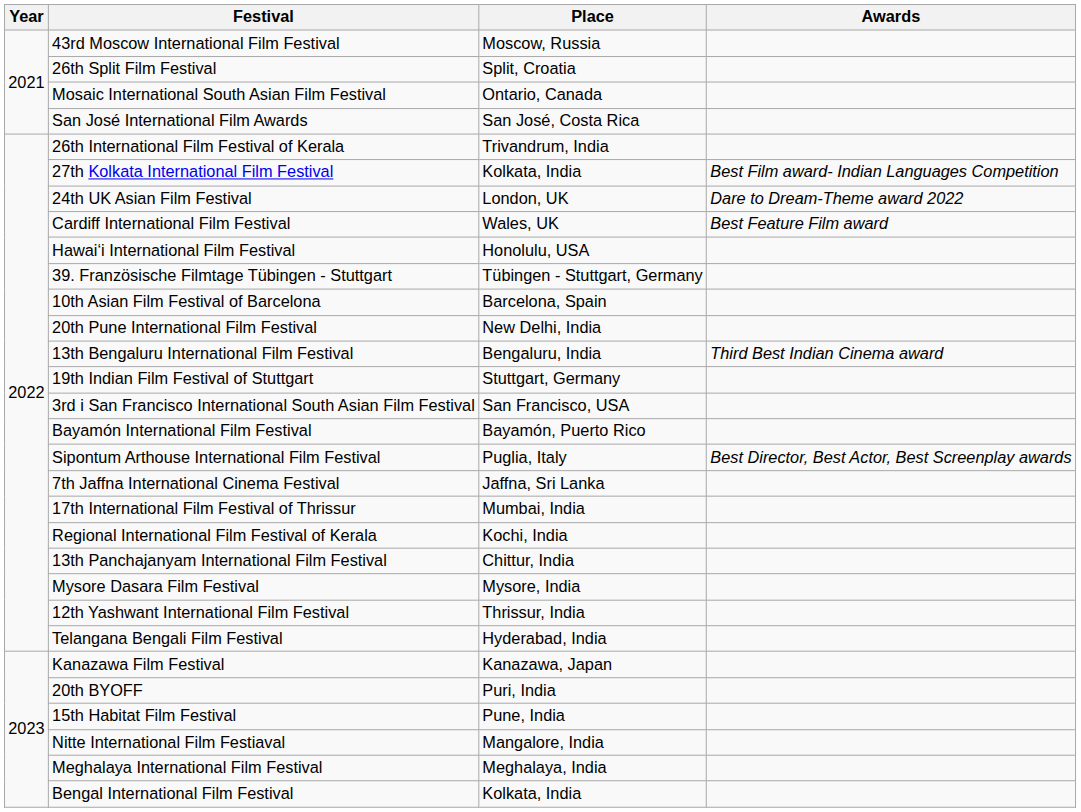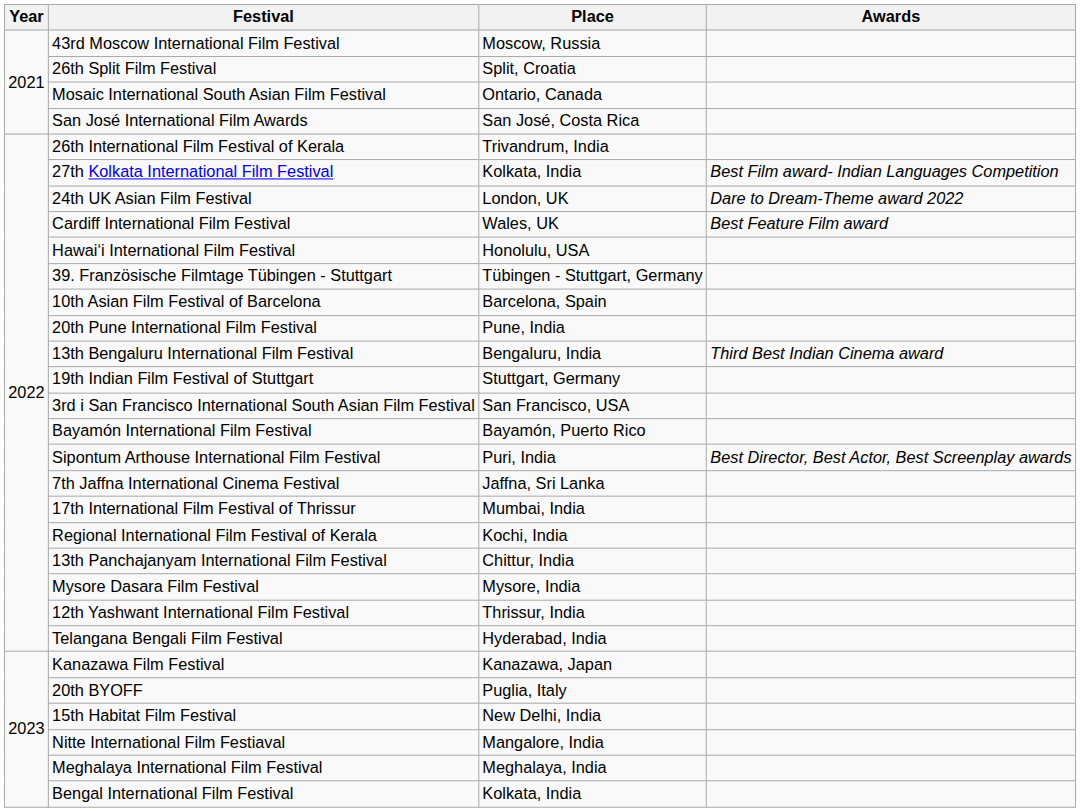(542, 328) New Delhi, India -> (524, 328) Pune, India
(525, 457) Puglia, Italy -> (519, 457) Puri, India
(519, 690) Puri, India -> (525, 690) Puglia, Italy
(524, 716) Pune, India -> (542, 716) New Delhi, India
